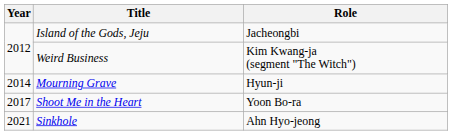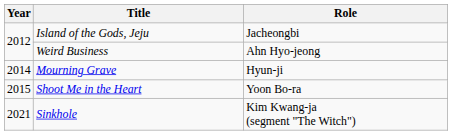(301, 58) Kim Kwang-ja (segment "The Witch") -> (283, 51) Ahn Hyo-jeong
(19, 102) 2017 -> (19, 88) 2015
(283, 121) Ahn Hyo-jeong -> (301, 114) Kim Kwang-ja (segment "The Witch")
